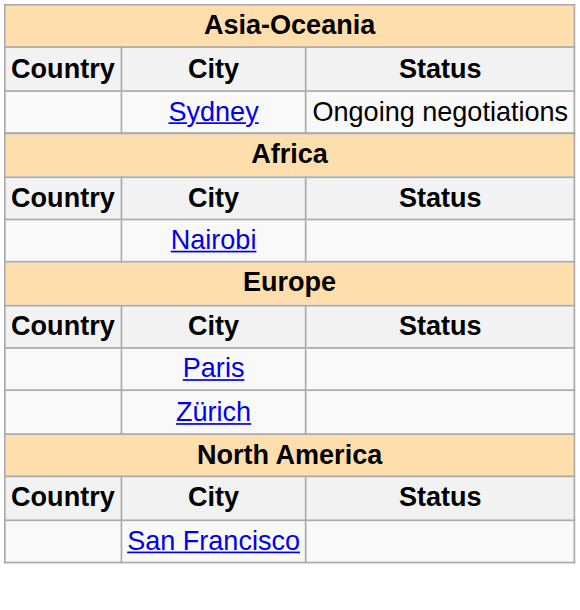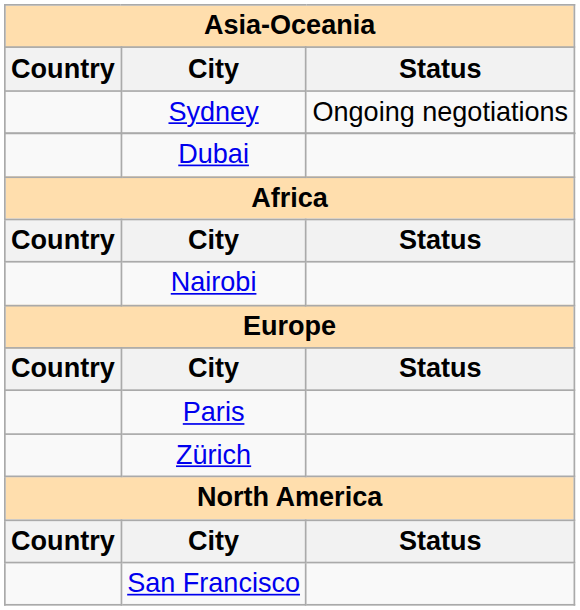+ row: (214, 154)
